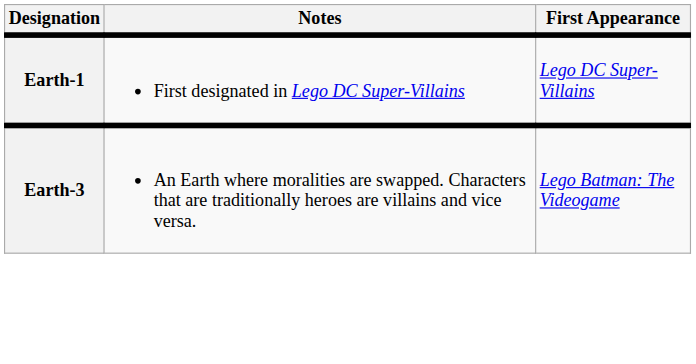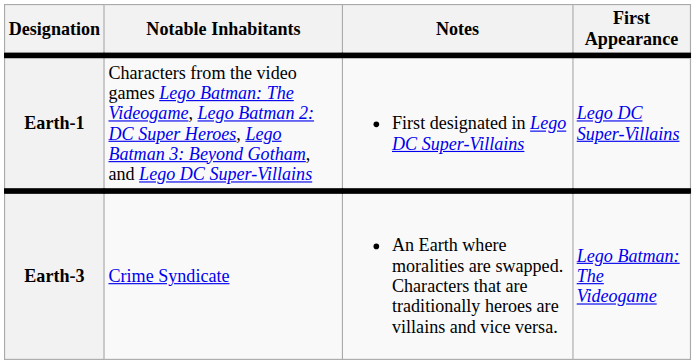+ column: (223, 29)
